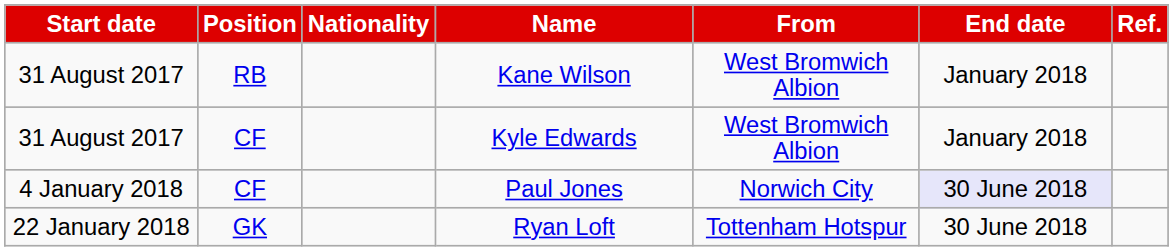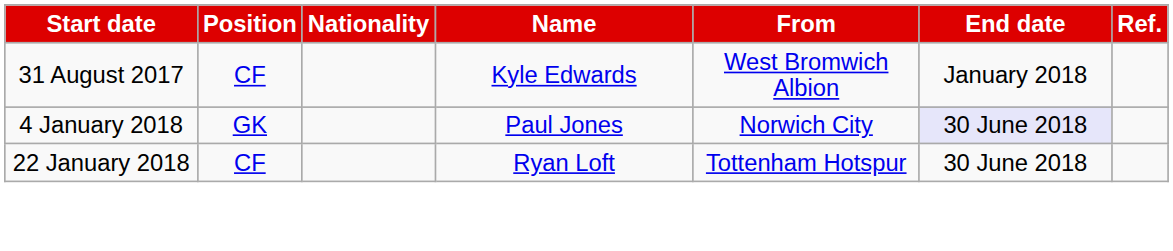- row: (564, 75)
(250, 189) CF -> (250, 125) GK
(250, 227) GK -> (250, 163) CF
